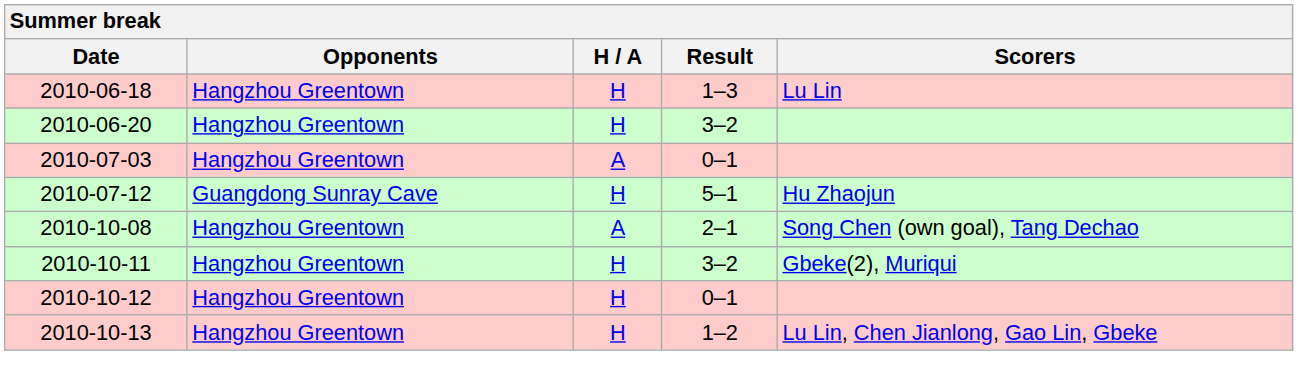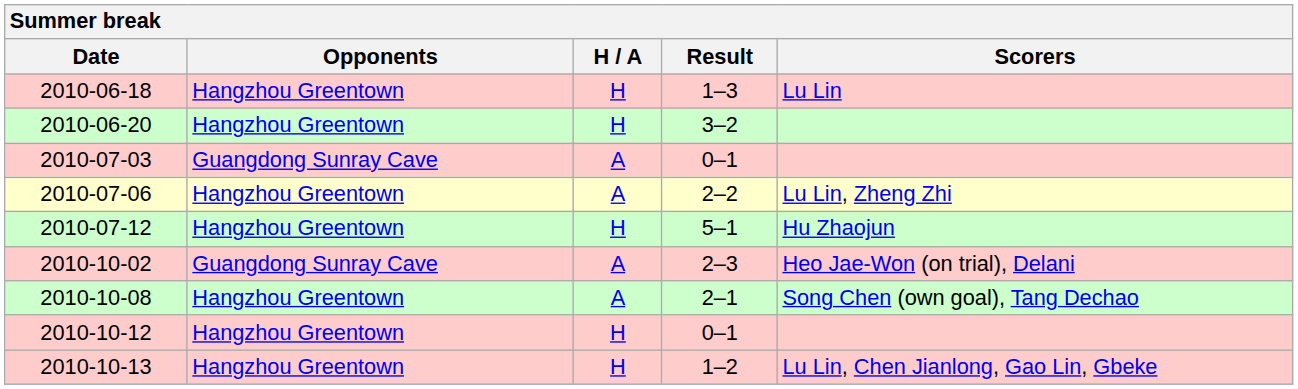(298, 159) Hangzhou Greentown -> (315, 159) Guangdong Sunray Cave
+ row: (96, 194)
(315, 194) Guangdong Sunray Cave -> (298, 228) Hangzhou Greentown
+ row: (96, 263)
- row: (96, 263)
